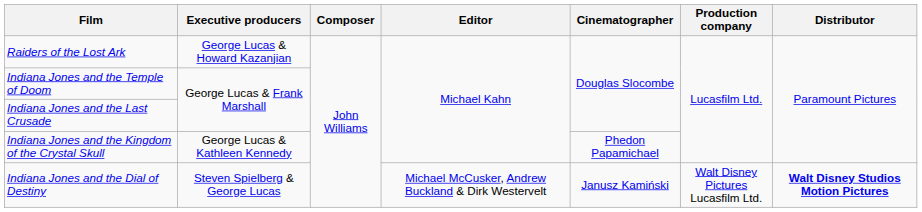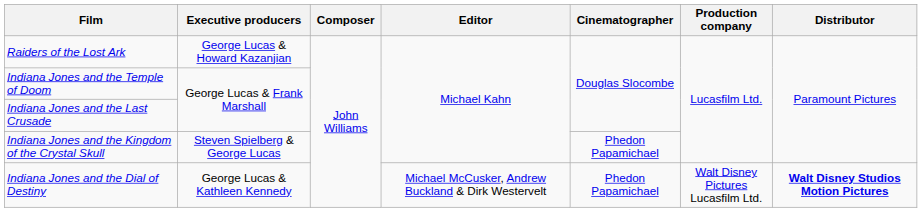(244, 146) George Lucas & Kathleen Kennedy -> (244, 146) Steven Spielberg & George Lucas
(244, 185) Steven Spielberg & George Lucas -> (244, 185) George Lucas & Kathleen Kennedy
(625, 185) Janusz Kamiński -> (625, 185) Phedon Papamichael
